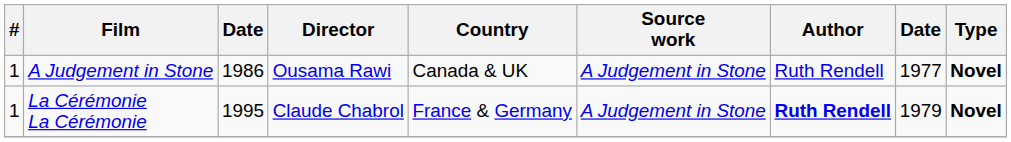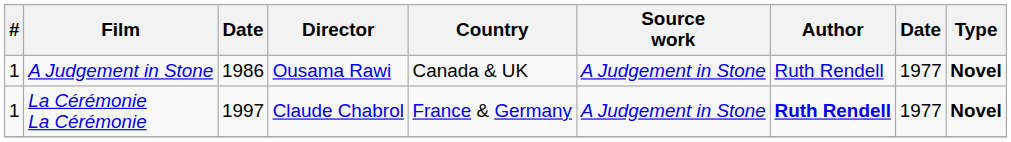(243, 111) 1995 -> (243, 111) 1997
(921, 111) 1979 -> (921, 111) 1977
